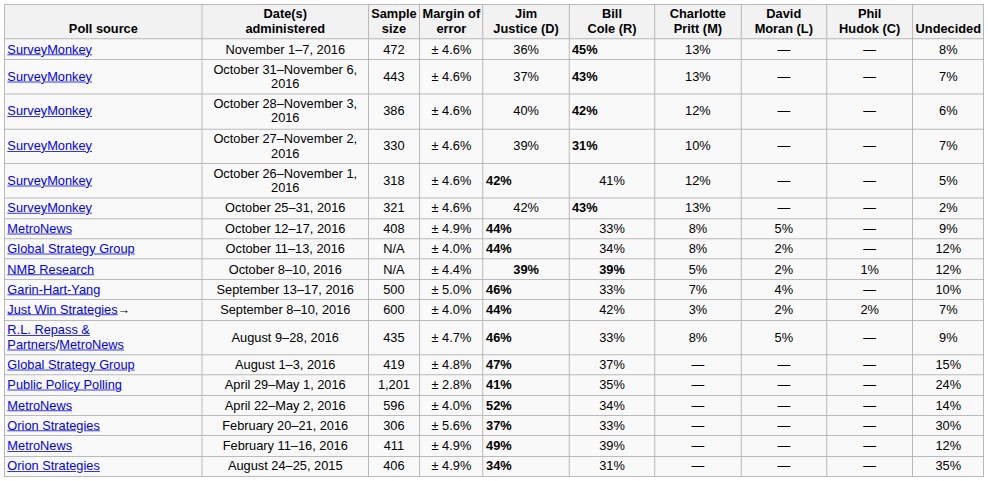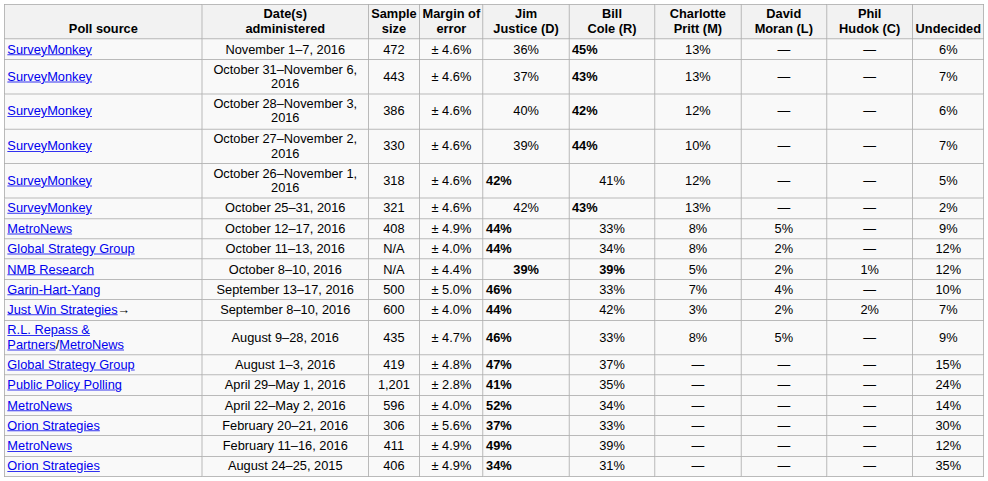(948, 49) 8% -> (948, 49) 6%
(585, 146) 31% -> (585, 146) 44%
